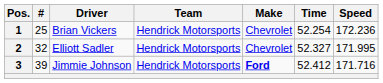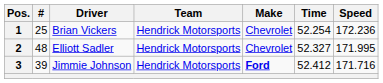(41, 48) 32 -> (41, 48) 48
